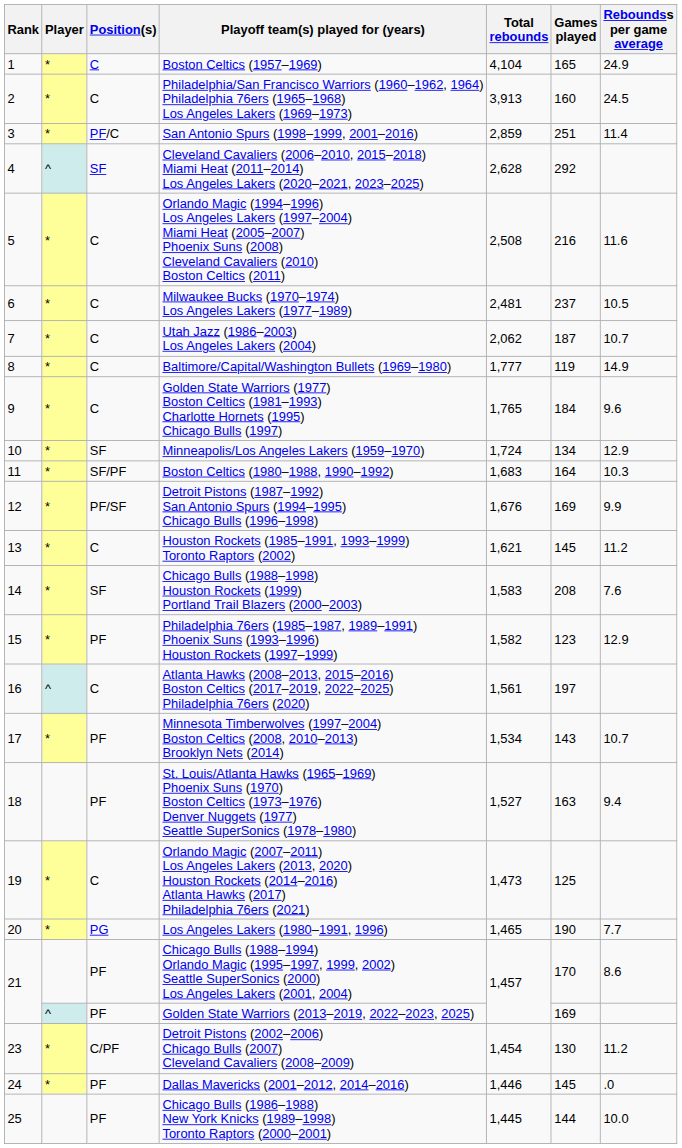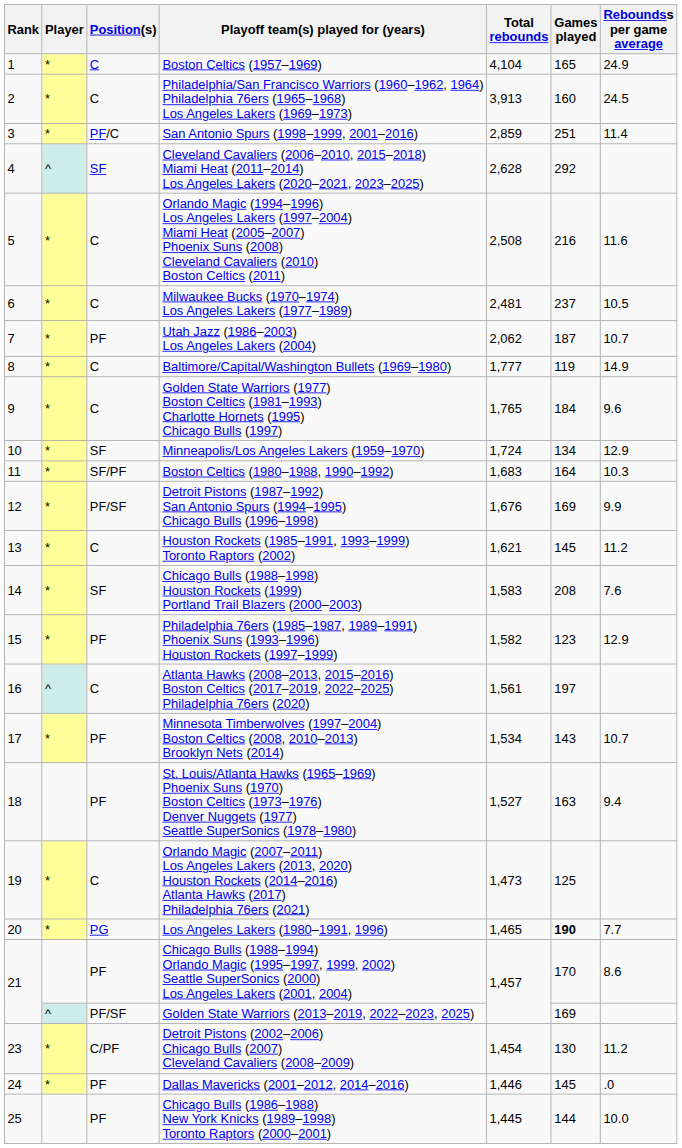(94, 339) C -> (98, 339) PF
(565, 930) normal -> (565, 930) bold
(98, 1014) PF -> (108, 1014) PF/SF
